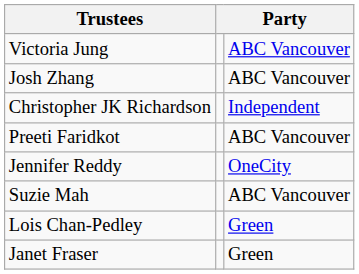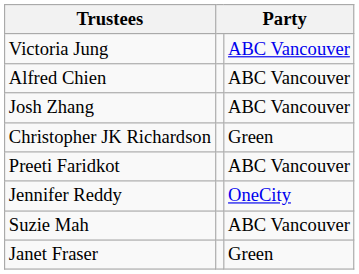+ row: (58, 78)
(274, 107) Independent -> (251, 136) Green
- row: (76, 225)
